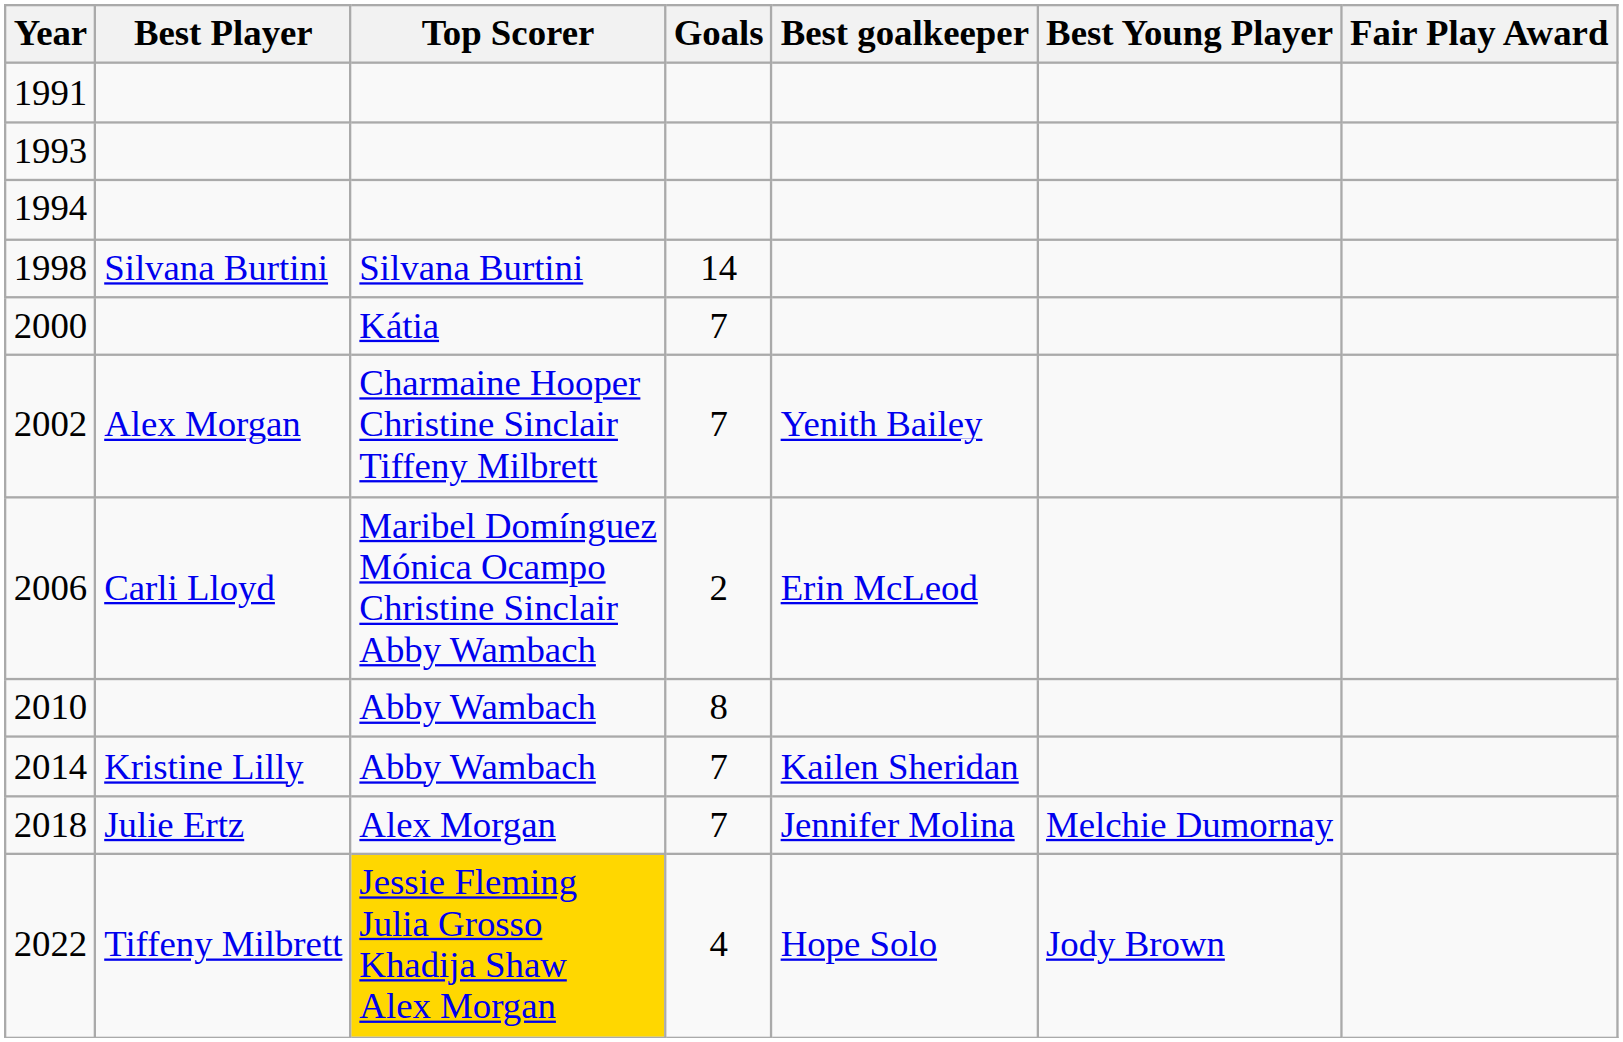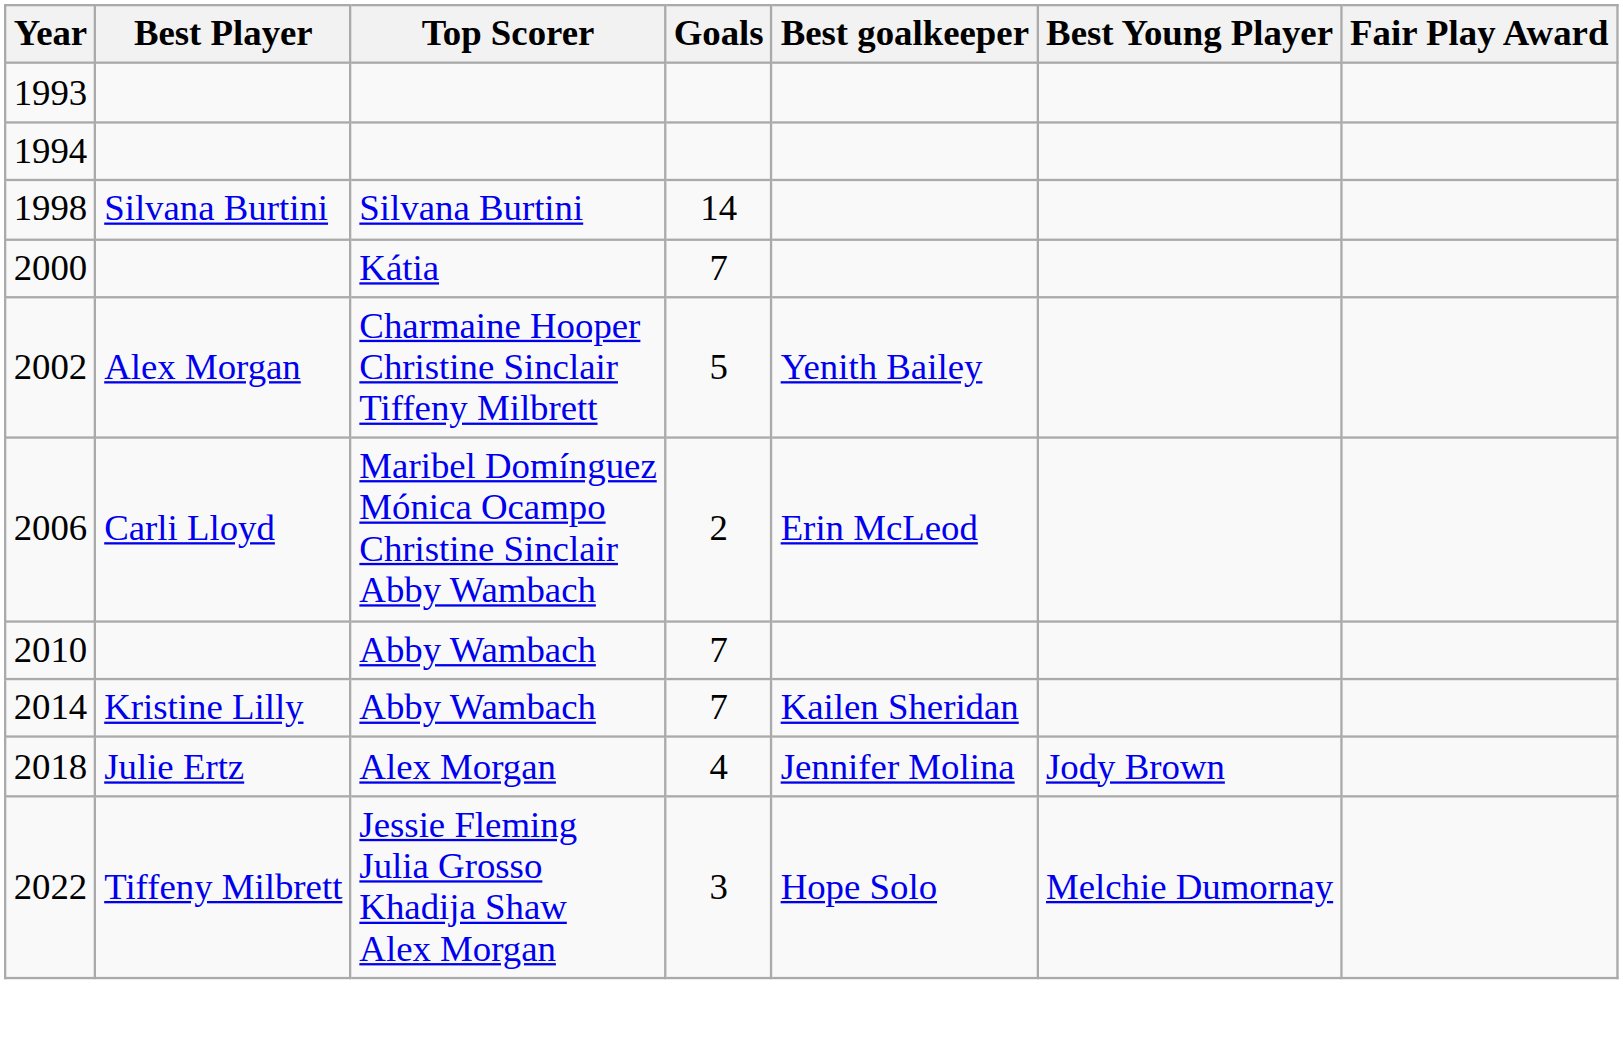- row: (50, 92)
(719, 425) 7 -> (719, 366) 5
(719, 707) 8 -> (719, 649) 7
(719, 824) 7 -> (719, 765) 4
(1190, 824) Melchie Dumornay -> (1135, 765) Jody Brown
(468, 944) gold background -> (468, 886) no background
(719, 944) 4 -> (719, 886) 3
(1135, 944) Jody Brown -> (1190, 886) Melchie Dumornay
